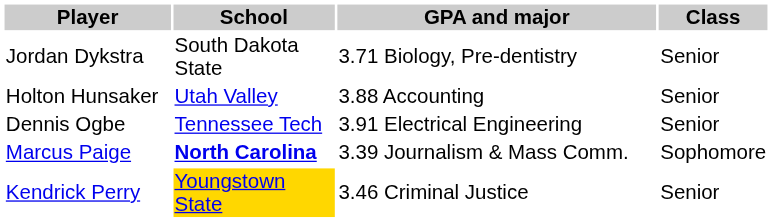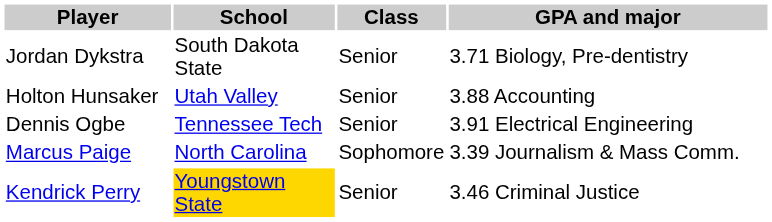columns swapped: (713, 17) <-> (497, 17)
(246, 152) bold -> (241, 152) normal
